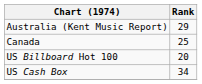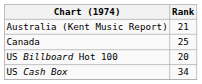(183, 27) 29 -> (183, 27) 21
